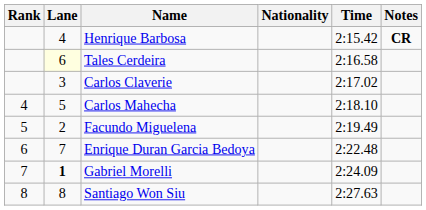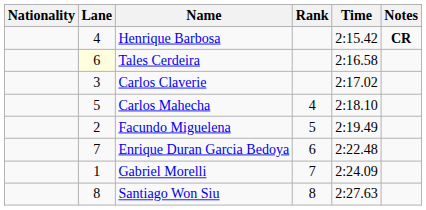columns swapped: (24, 15) <-> (295, 15)
(62, 171) bold -> (97, 171) normal
